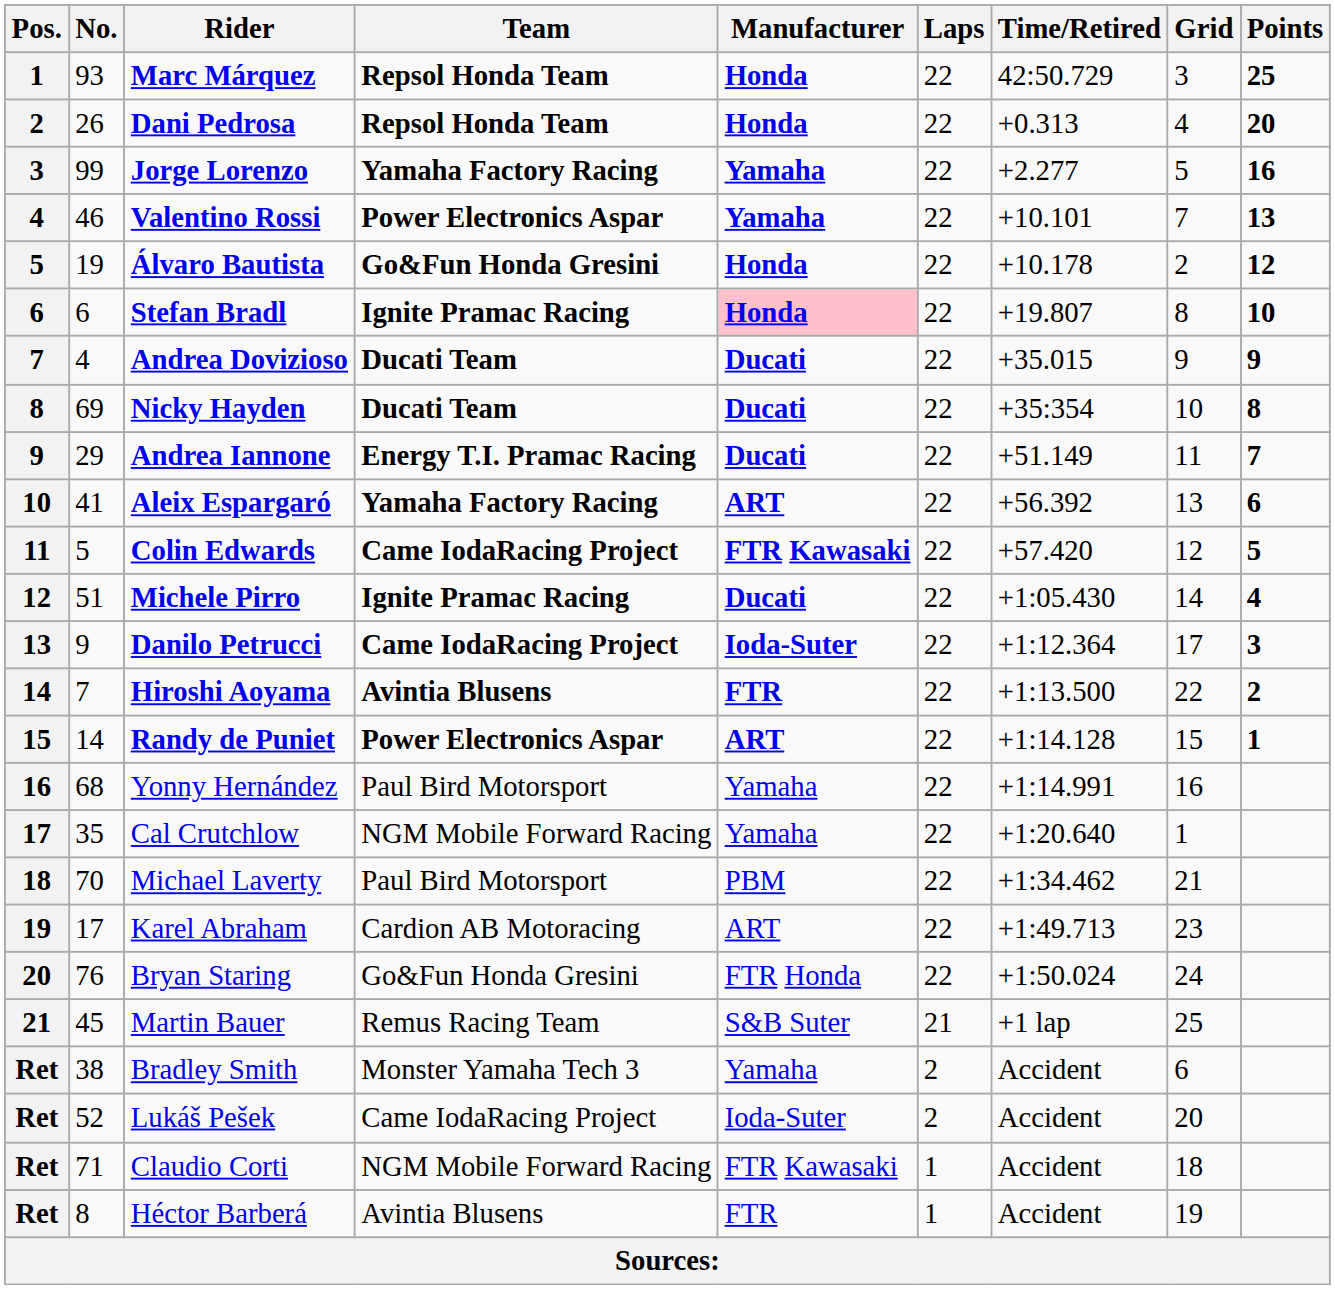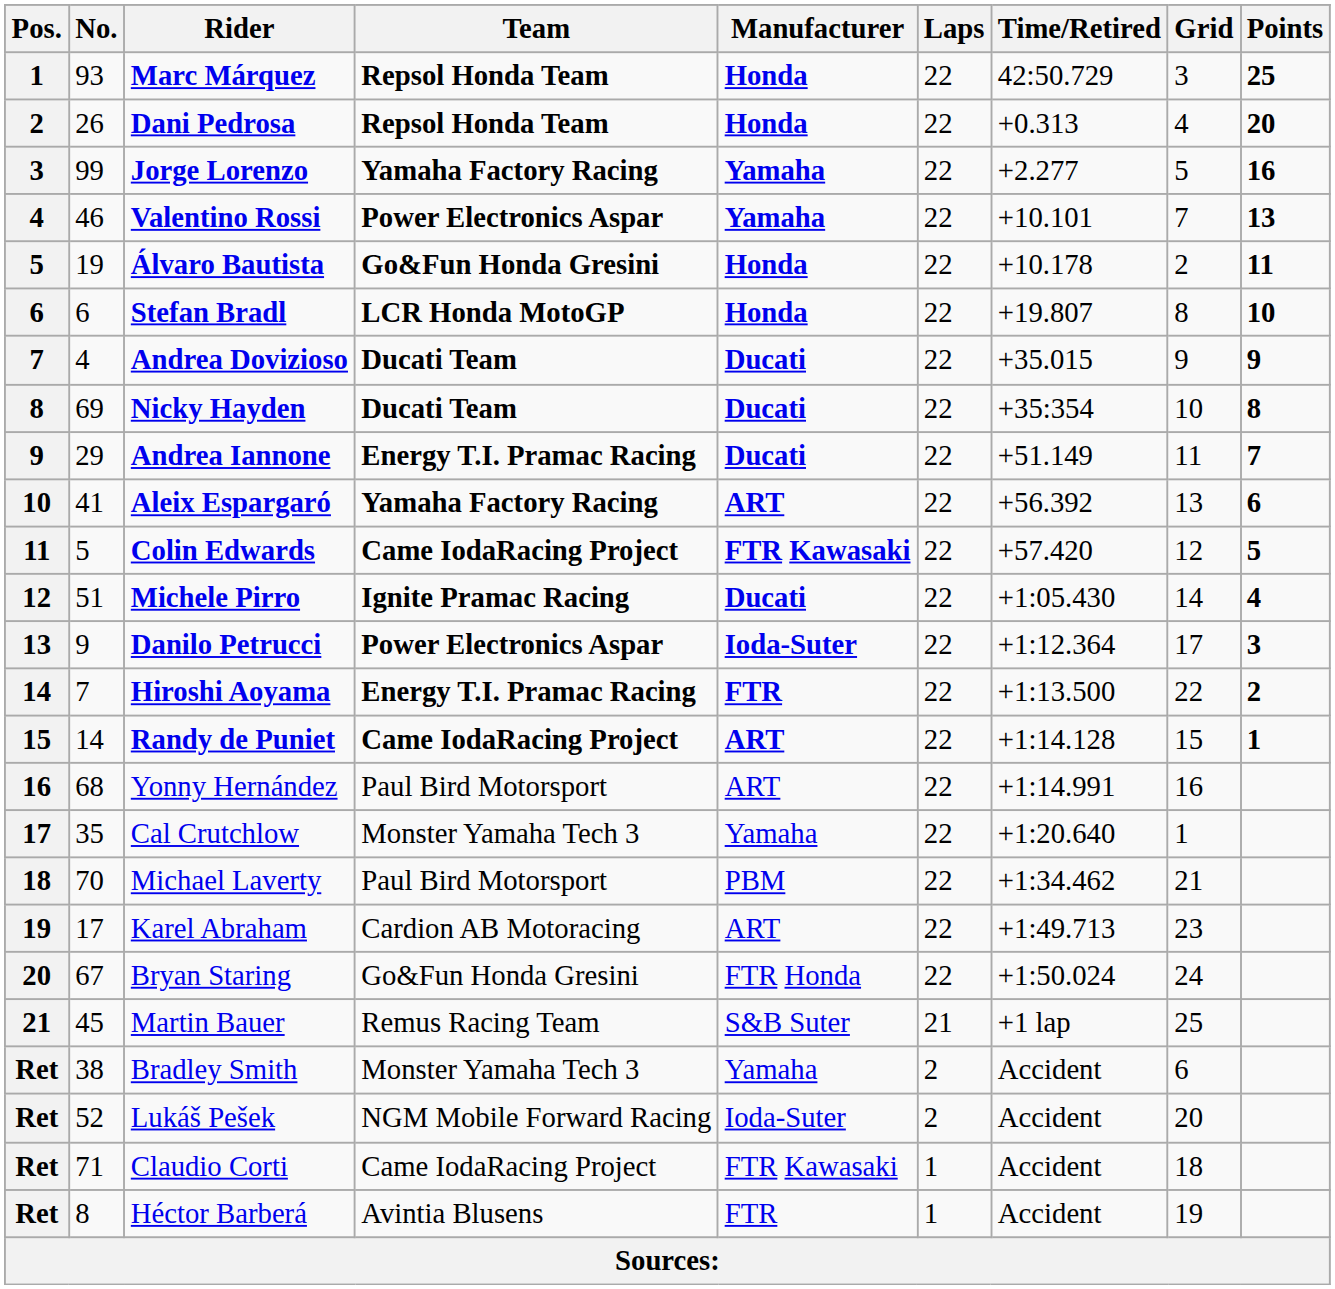(1261, 265) 12 -> (1260, 265) 11
(495, 312) Ignite Pramac Racing -> (493, 312) LCR Honda MotoGP
(766, 312) pink background -> (766, 312) no background
(520, 644) Came IodaRacing Project -> (512, 644) Power Electronics Aspar
(456, 691) Avintia Blusens -> (529, 691) Energy T.I. Pramac Racing
(512, 738) Power Electronics Aspar -> (520, 738) Came IodaRacing Project
(771, 786) Yamaha -> (753, 786) ART
(536, 833) NGM Mobile Forward Racing -> (500, 833) Monster Yamaha Tech 3
(90, 975) 76 -> (90, 975) 67
(509, 1117) Came IodaRacing Project -> (536, 1117) NGM Mobile Forward Racing
(536, 1165) NGM Mobile Forward Racing -> (509, 1165) Came IodaRacing Project
